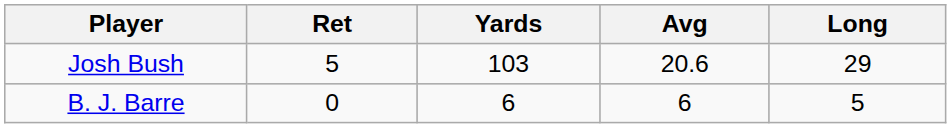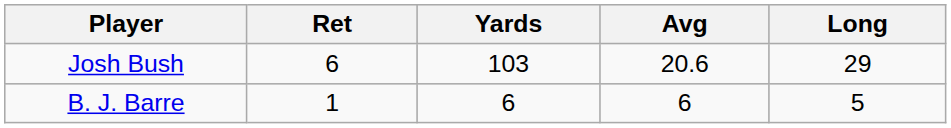(332, 63) 5 -> (332, 63) 6
(332, 102) 0 -> (332, 102) 1
